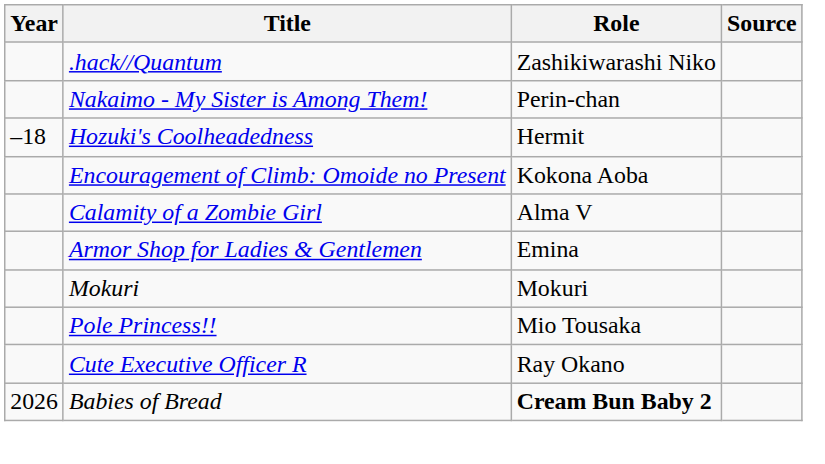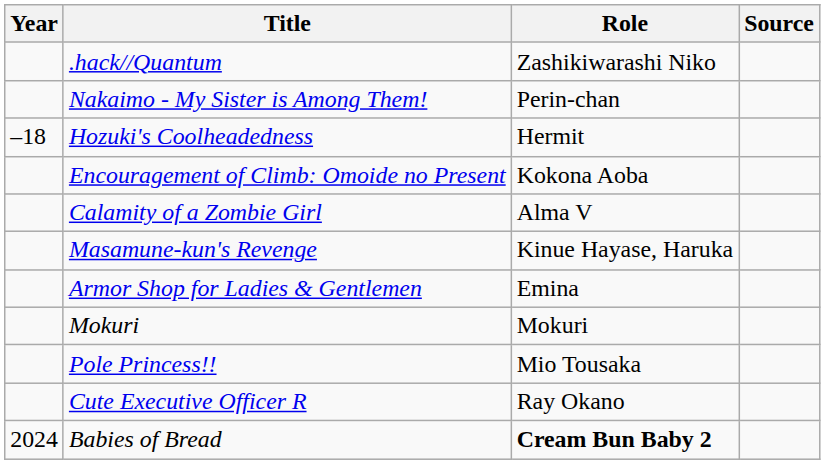+ row: (193, 250)
(34, 401) 2026 -> (34, 439) 2024
